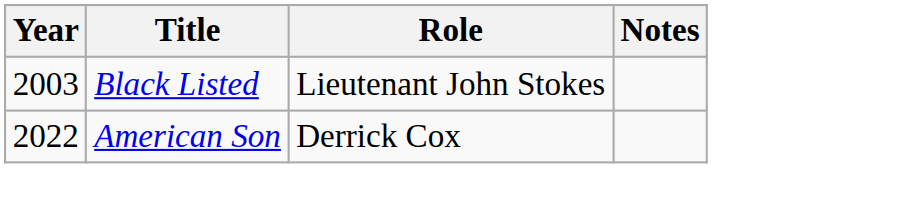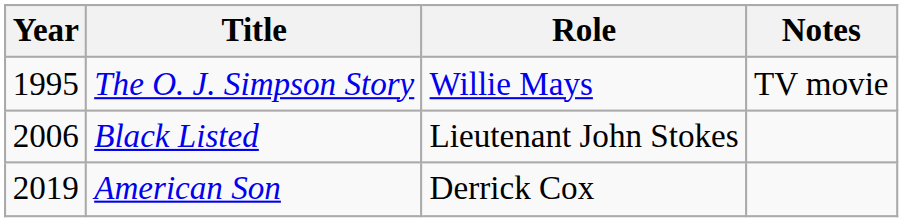+ row: (254, 83)
(46, 83) 2003 -> (46, 135) 2006
(46, 135) 2022 -> (46, 188) 2019
